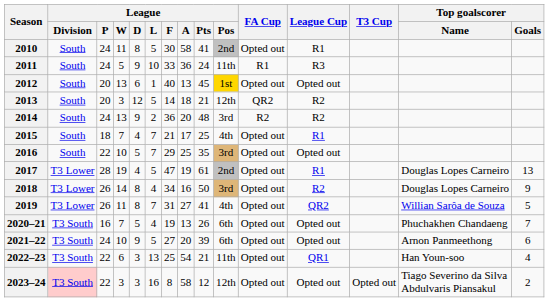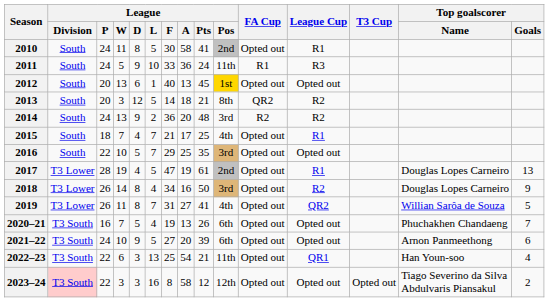(226, 100) 12th -> (226, 100) 8th
